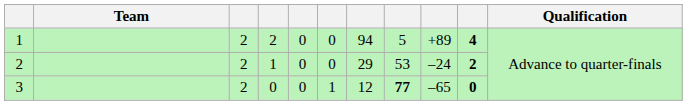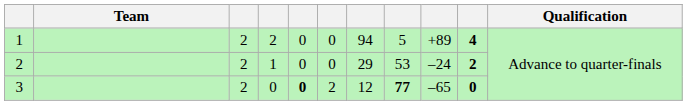(303, 87) normal -> (303, 87) bold
(332, 87) 1 -> (332, 87) 2
